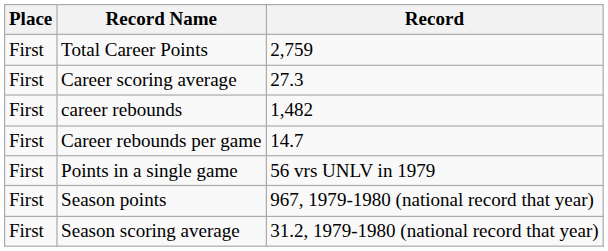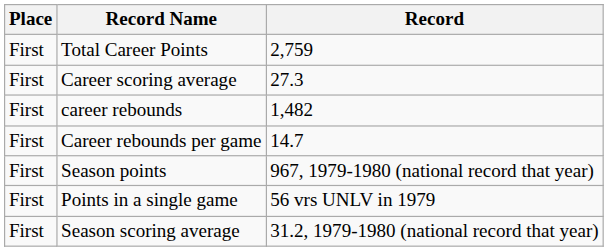rows swapped: (149, 170) <-> (114, 200)
